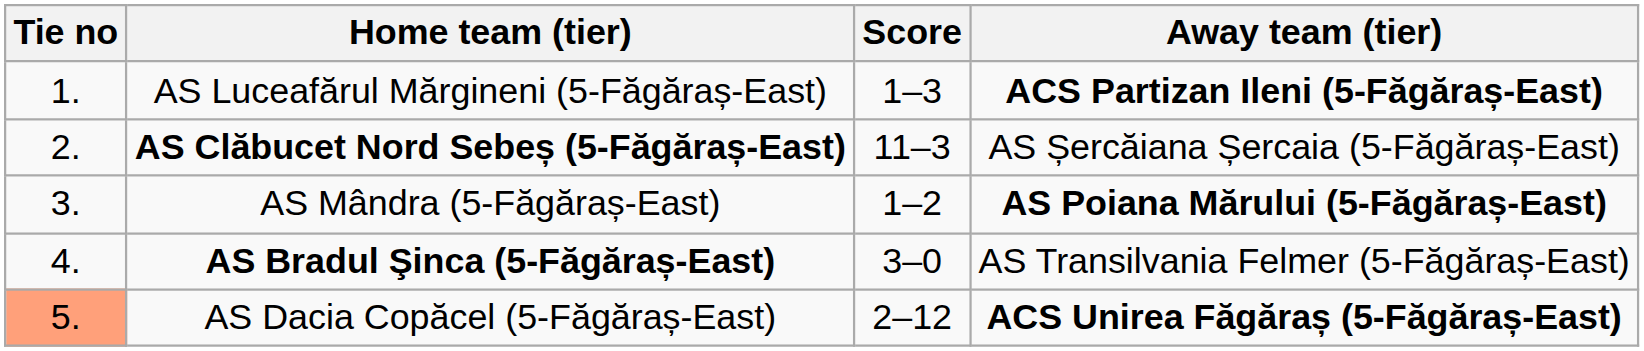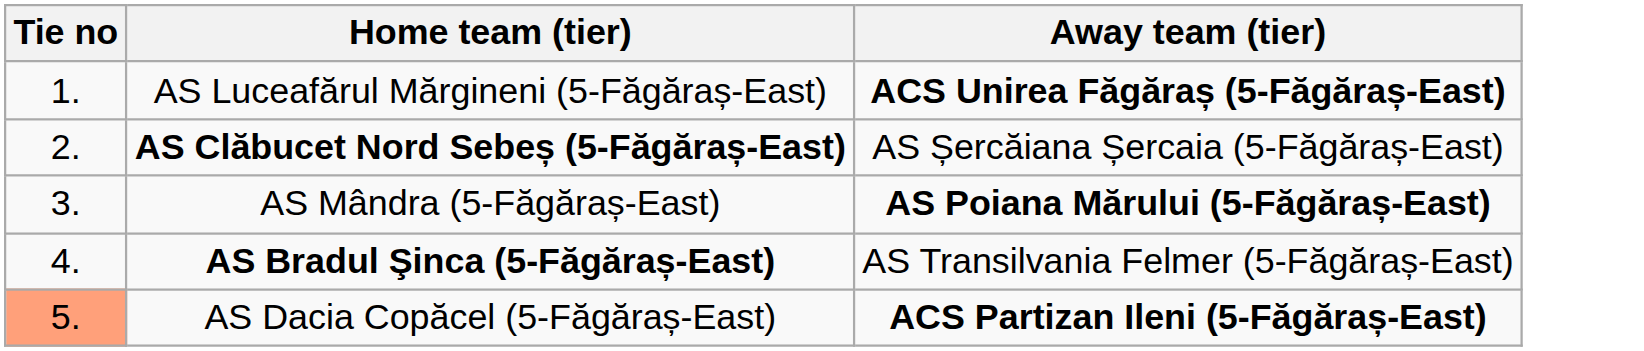- column: (912, 32)
(1304, 89) ACS Partizan Ileni (5-Făgăraș-East) -> (1188, 89) ACS Unirea Făgăraș (5-Făgăraș-East)
(1304, 317) ACS Unirea Făgăraș (5-Făgăraș-East) -> (1188, 317) ACS Partizan Ileni (5-Făgăraș-East)
